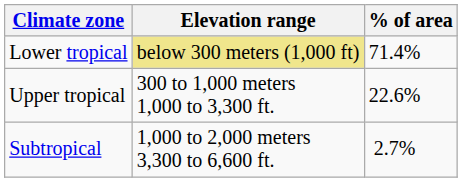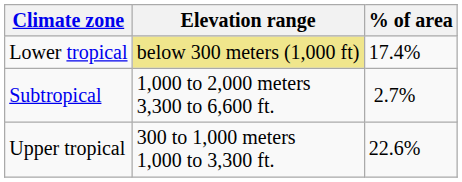(395, 52) 71.4% -> (395, 52) 17.4%
rows swapped: (67, 95) <-> (55, 149)
